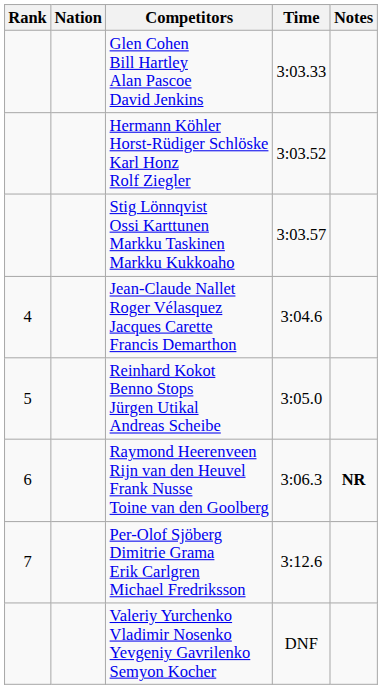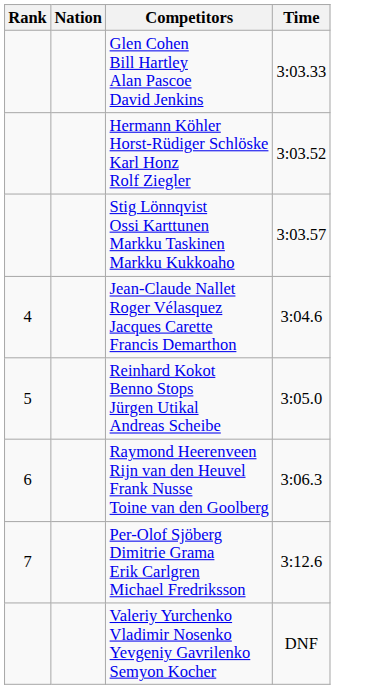- column: (354, 17)
